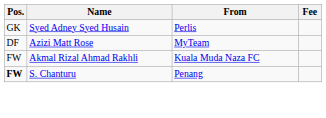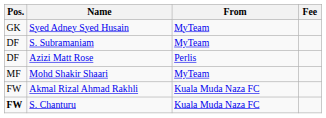(185, 27) Perlis -> (192, 27) MyTeam
+ row: (62, 43)
(192, 43) MyTeam -> (185, 58) Perlis
+ row: (69, 74)
(189, 74) Penang -> (217, 105) Kuala Muda Naza FC
